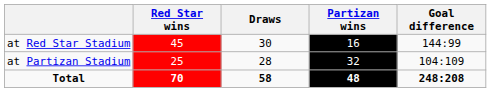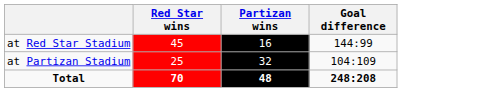- column: (265, 19)
